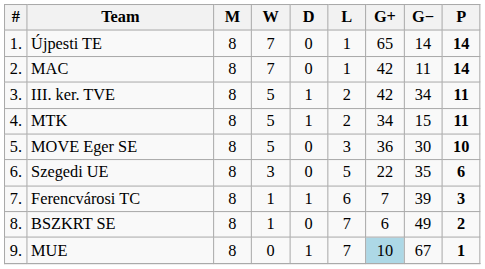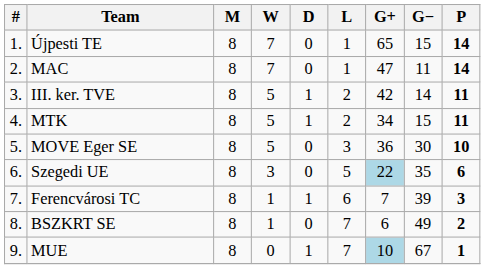(423, 43) 14 -> (423, 43) 15
(385, 69) 42 -> (385, 69) 47
(423, 95) 34 -> (423, 95) 14
(385, 172) no background -> (385, 172) lightblue background
